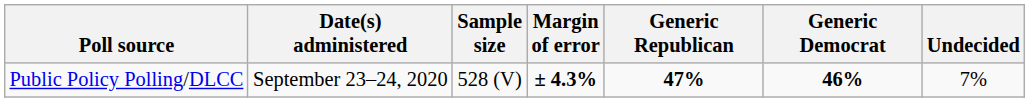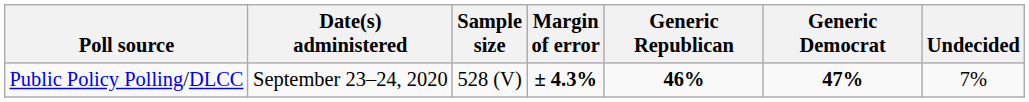(684, 79) 47% -> (684, 79) 46%
(843, 79) 46% -> (843, 79) 47%
